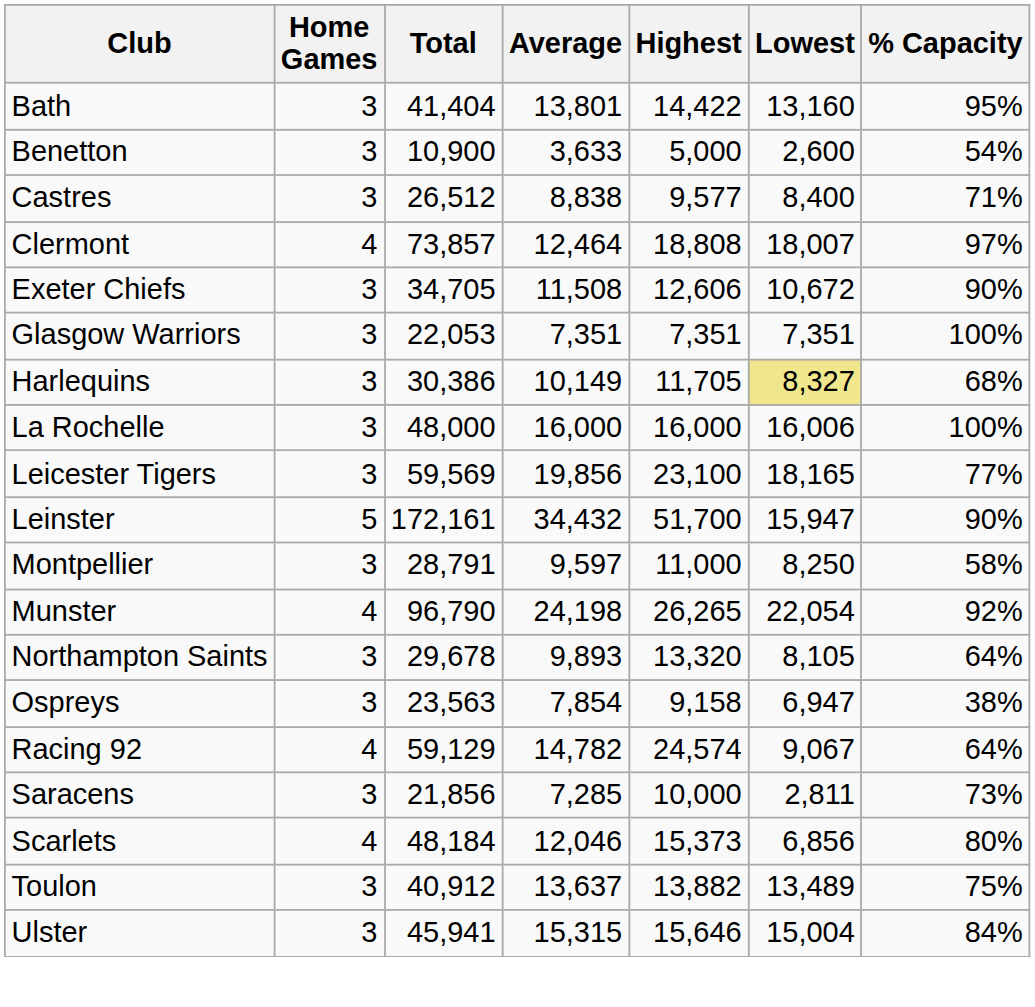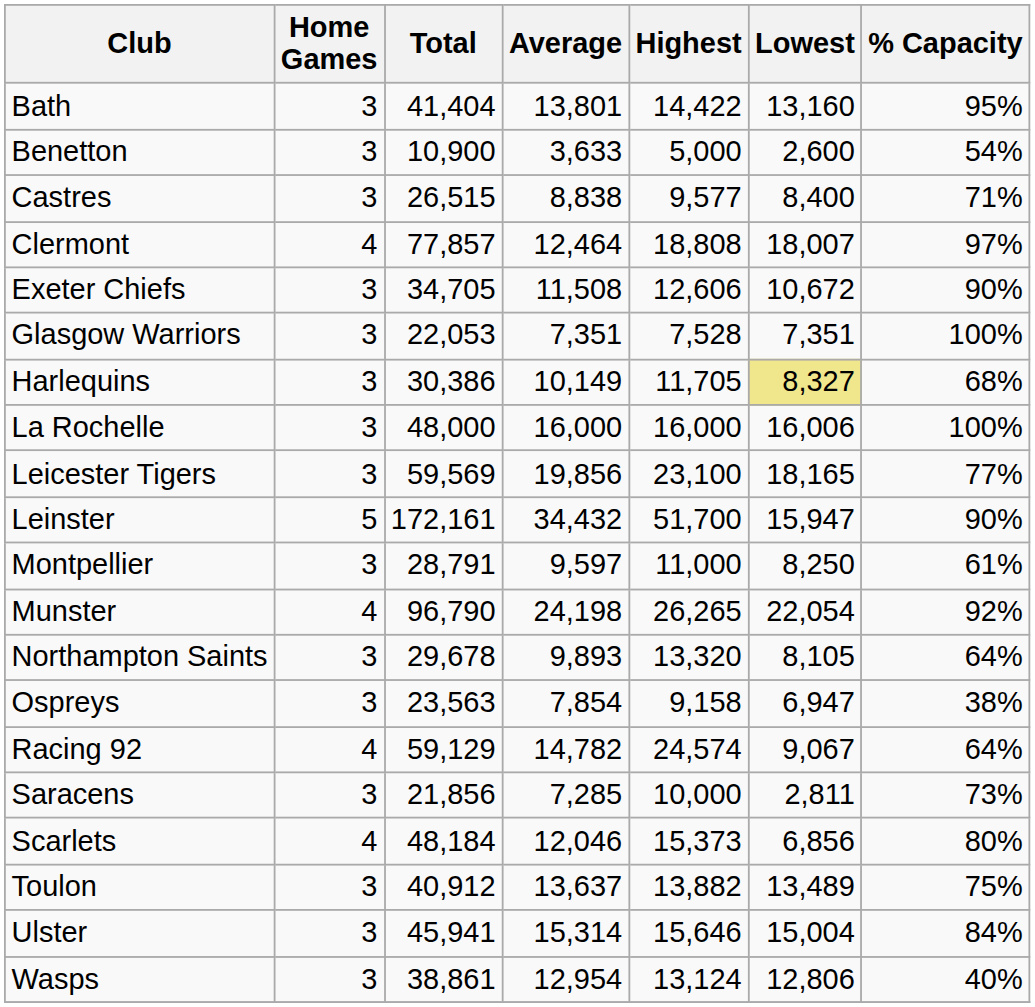(451, 197) 26,512 -> (451, 197) 26,515
(451, 243) 73,857 -> (451, 243) 77,857
(705, 335) 7,351 -> (705, 335) 7,528
(994, 565) 58% -> (994, 565) 61%
(578, 932) 15,315 -> (578, 932) 15,314
+ row: (55, 978)
